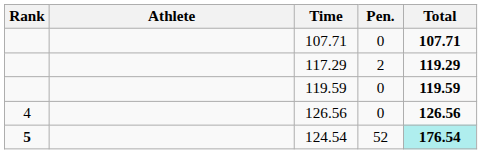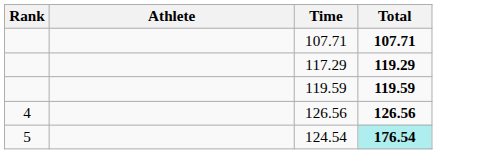- column: (380, 16)
(27, 137) bold -> (27, 137) normal
